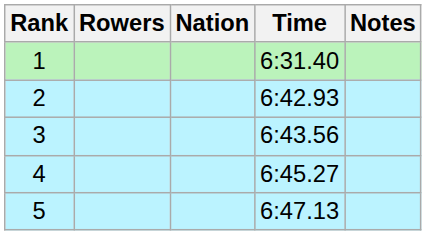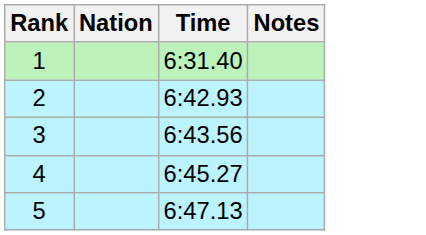- column: (122, 23)
